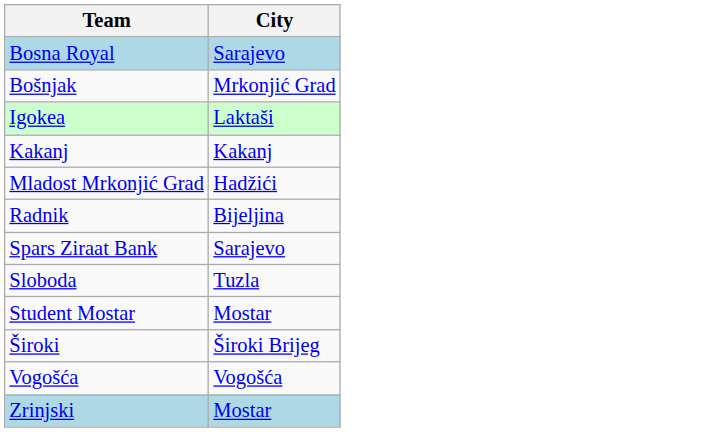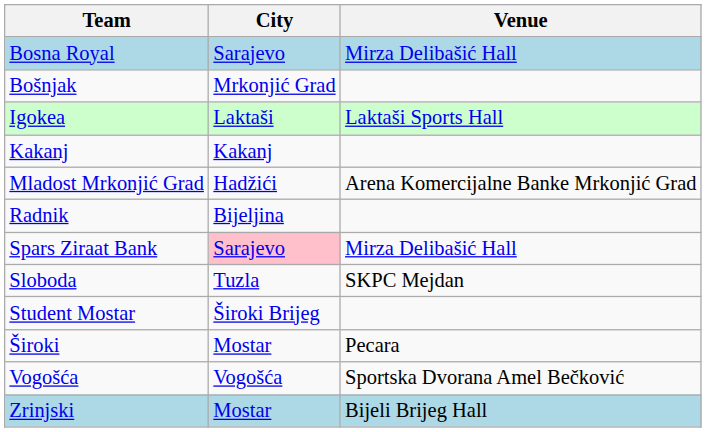+ column: (521, 20)
(249, 248) no background -> (249, 248) pink background
(242, 313) Mostar -> (267, 313) Široki Brijeg
(267, 345) Široki Brijeg -> (242, 345) Mostar
